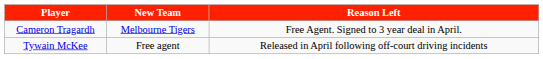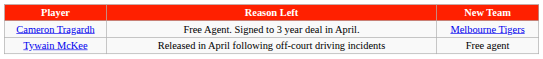columns swapped: (374, 12) <-> (158, 12)
